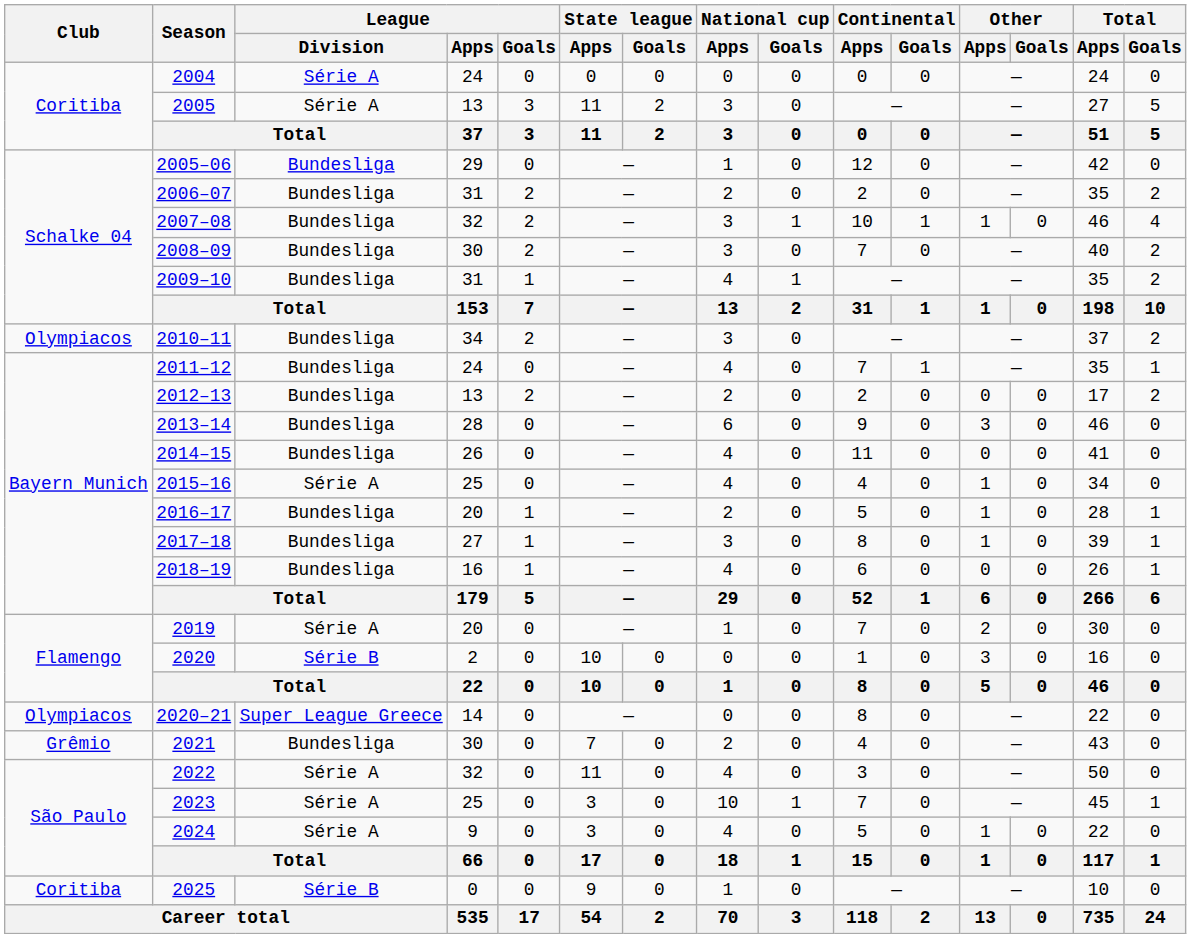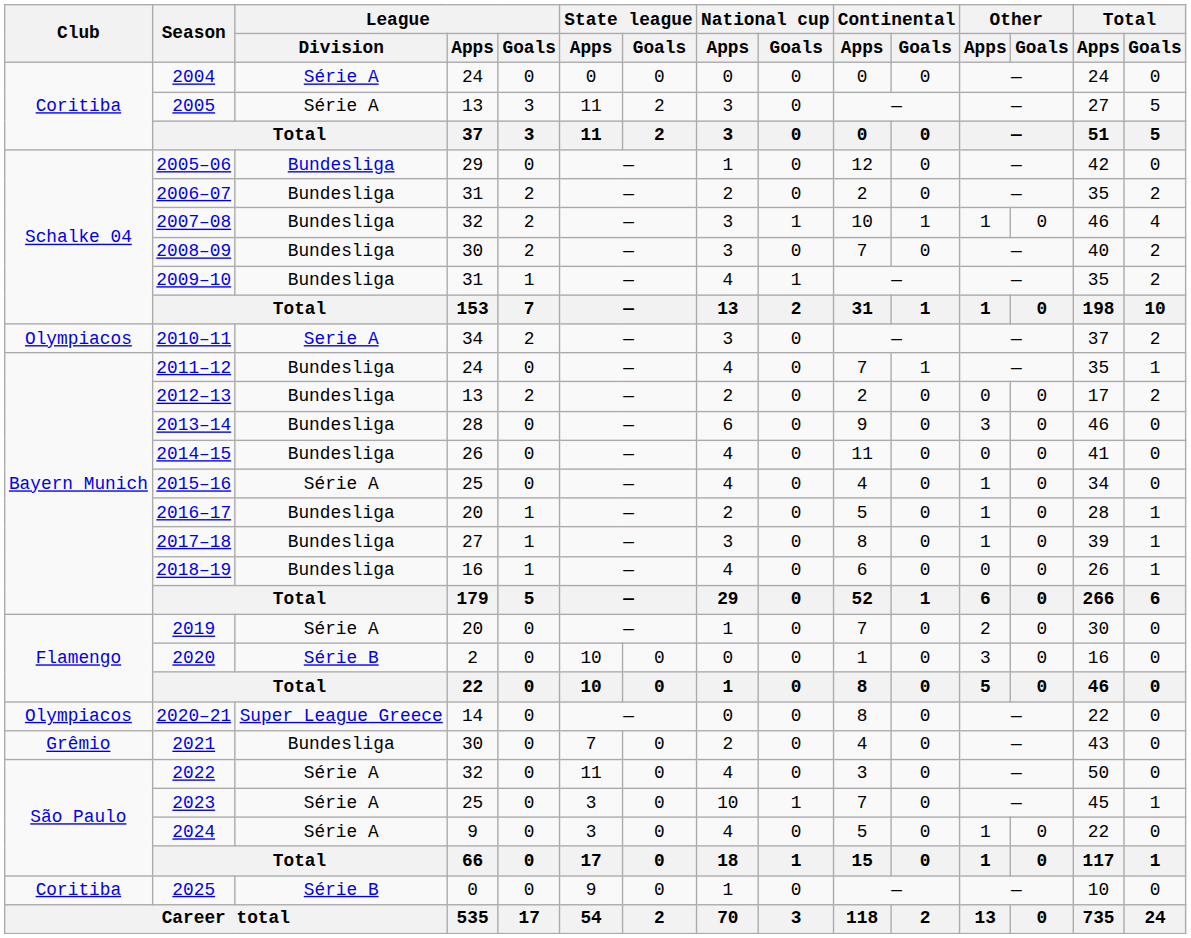(341, 338) Bundesliga -> (341, 338) Serie A
